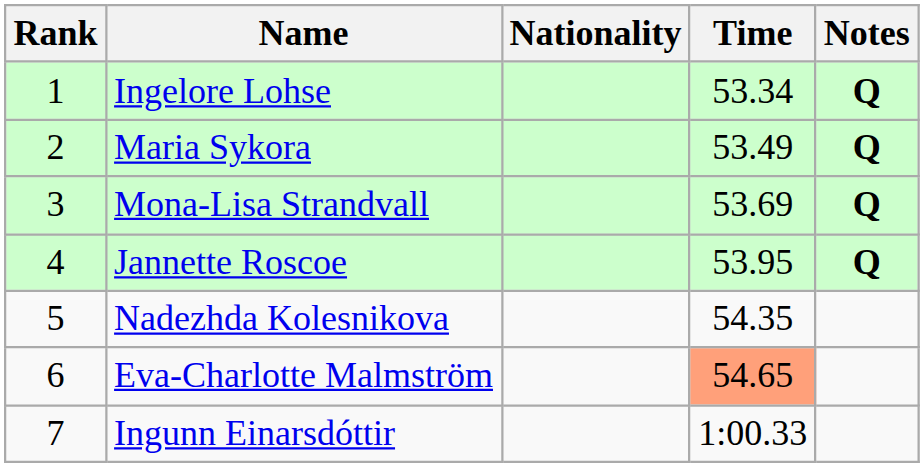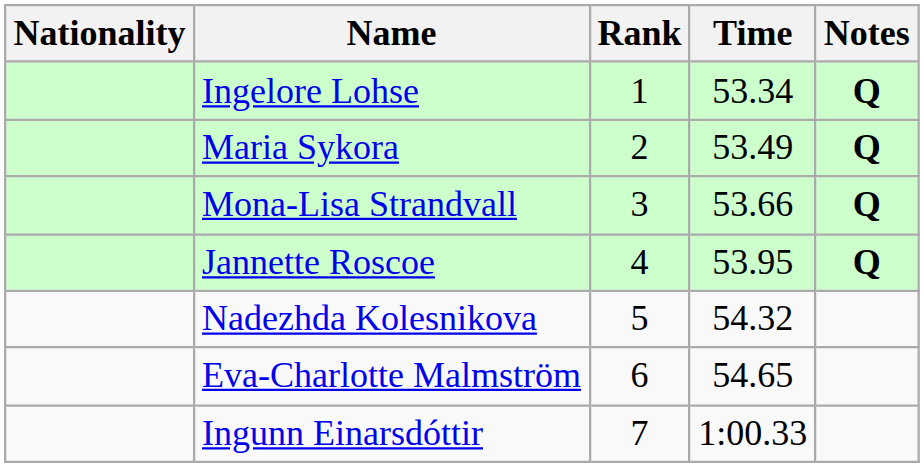columns swapped: (55, 33) <-> (596, 33)
(753, 204) 53.69 -> (753, 204) 53.66
(753, 318) 54.35 -> (753, 318) 54.32
(753, 375) lightsalmon background -> (753, 375) no background
